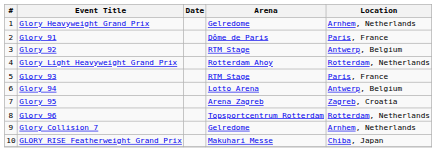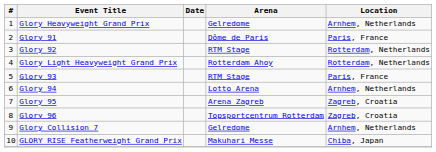(365, 49) Antwerp, Belgium -> (379, 49) Rotterdam, Netherlands
(365, 88) Antwerp, Belgium -> (372, 88) Arnhem, Netherlands
(379, 114) Rotterdam, Netherlands -> (363, 114) Zagreb, Croatia
